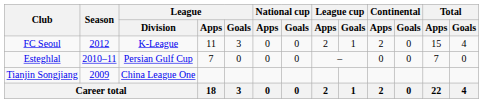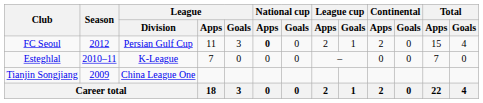(158, 43) K-League -> (158, 43) Persian Gulf Cup
(267, 43) normal -> (267, 43) bold
(158, 59) Persian Gulf Cup -> (158, 59) K-League
